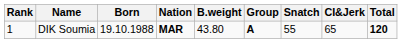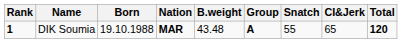(10, 30) normal -> (10, 30) bold
(210, 30) 43.80 -> (210, 30) 43.48
